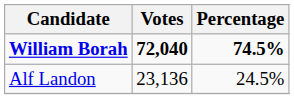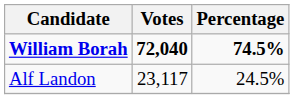(162, 78) 23,136 -> (162, 78) 23,117
